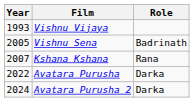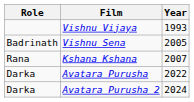columns swapped: (18, 12) <-> (161, 12)
